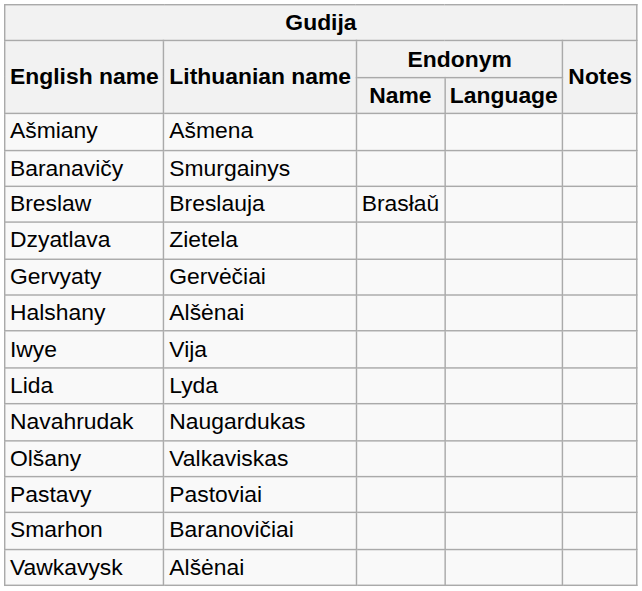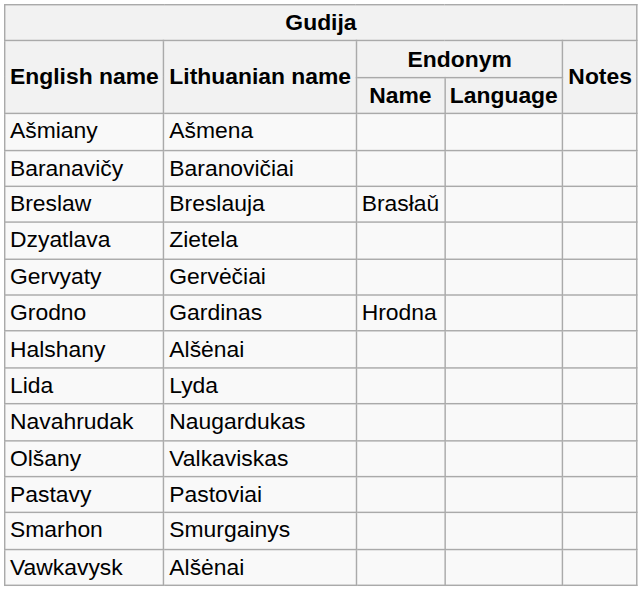(230, 167) Smurgainys -> (232, 167) Baranovičiai
+ row: (48, 312)
- row: (34, 349)
(232, 530) Baranovičiai -> (230, 530) Smurgainys
